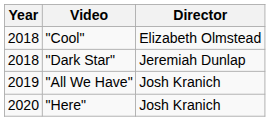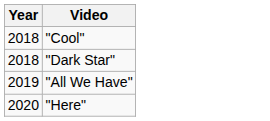- column: (200, 15)
